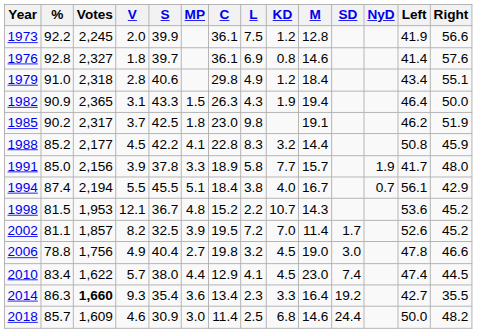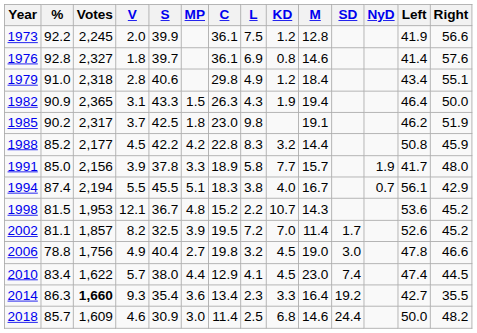(196, 144) 4.1 -> (196, 144) 4.2
(225, 187) 18.4 -> (225, 187) 18.3
